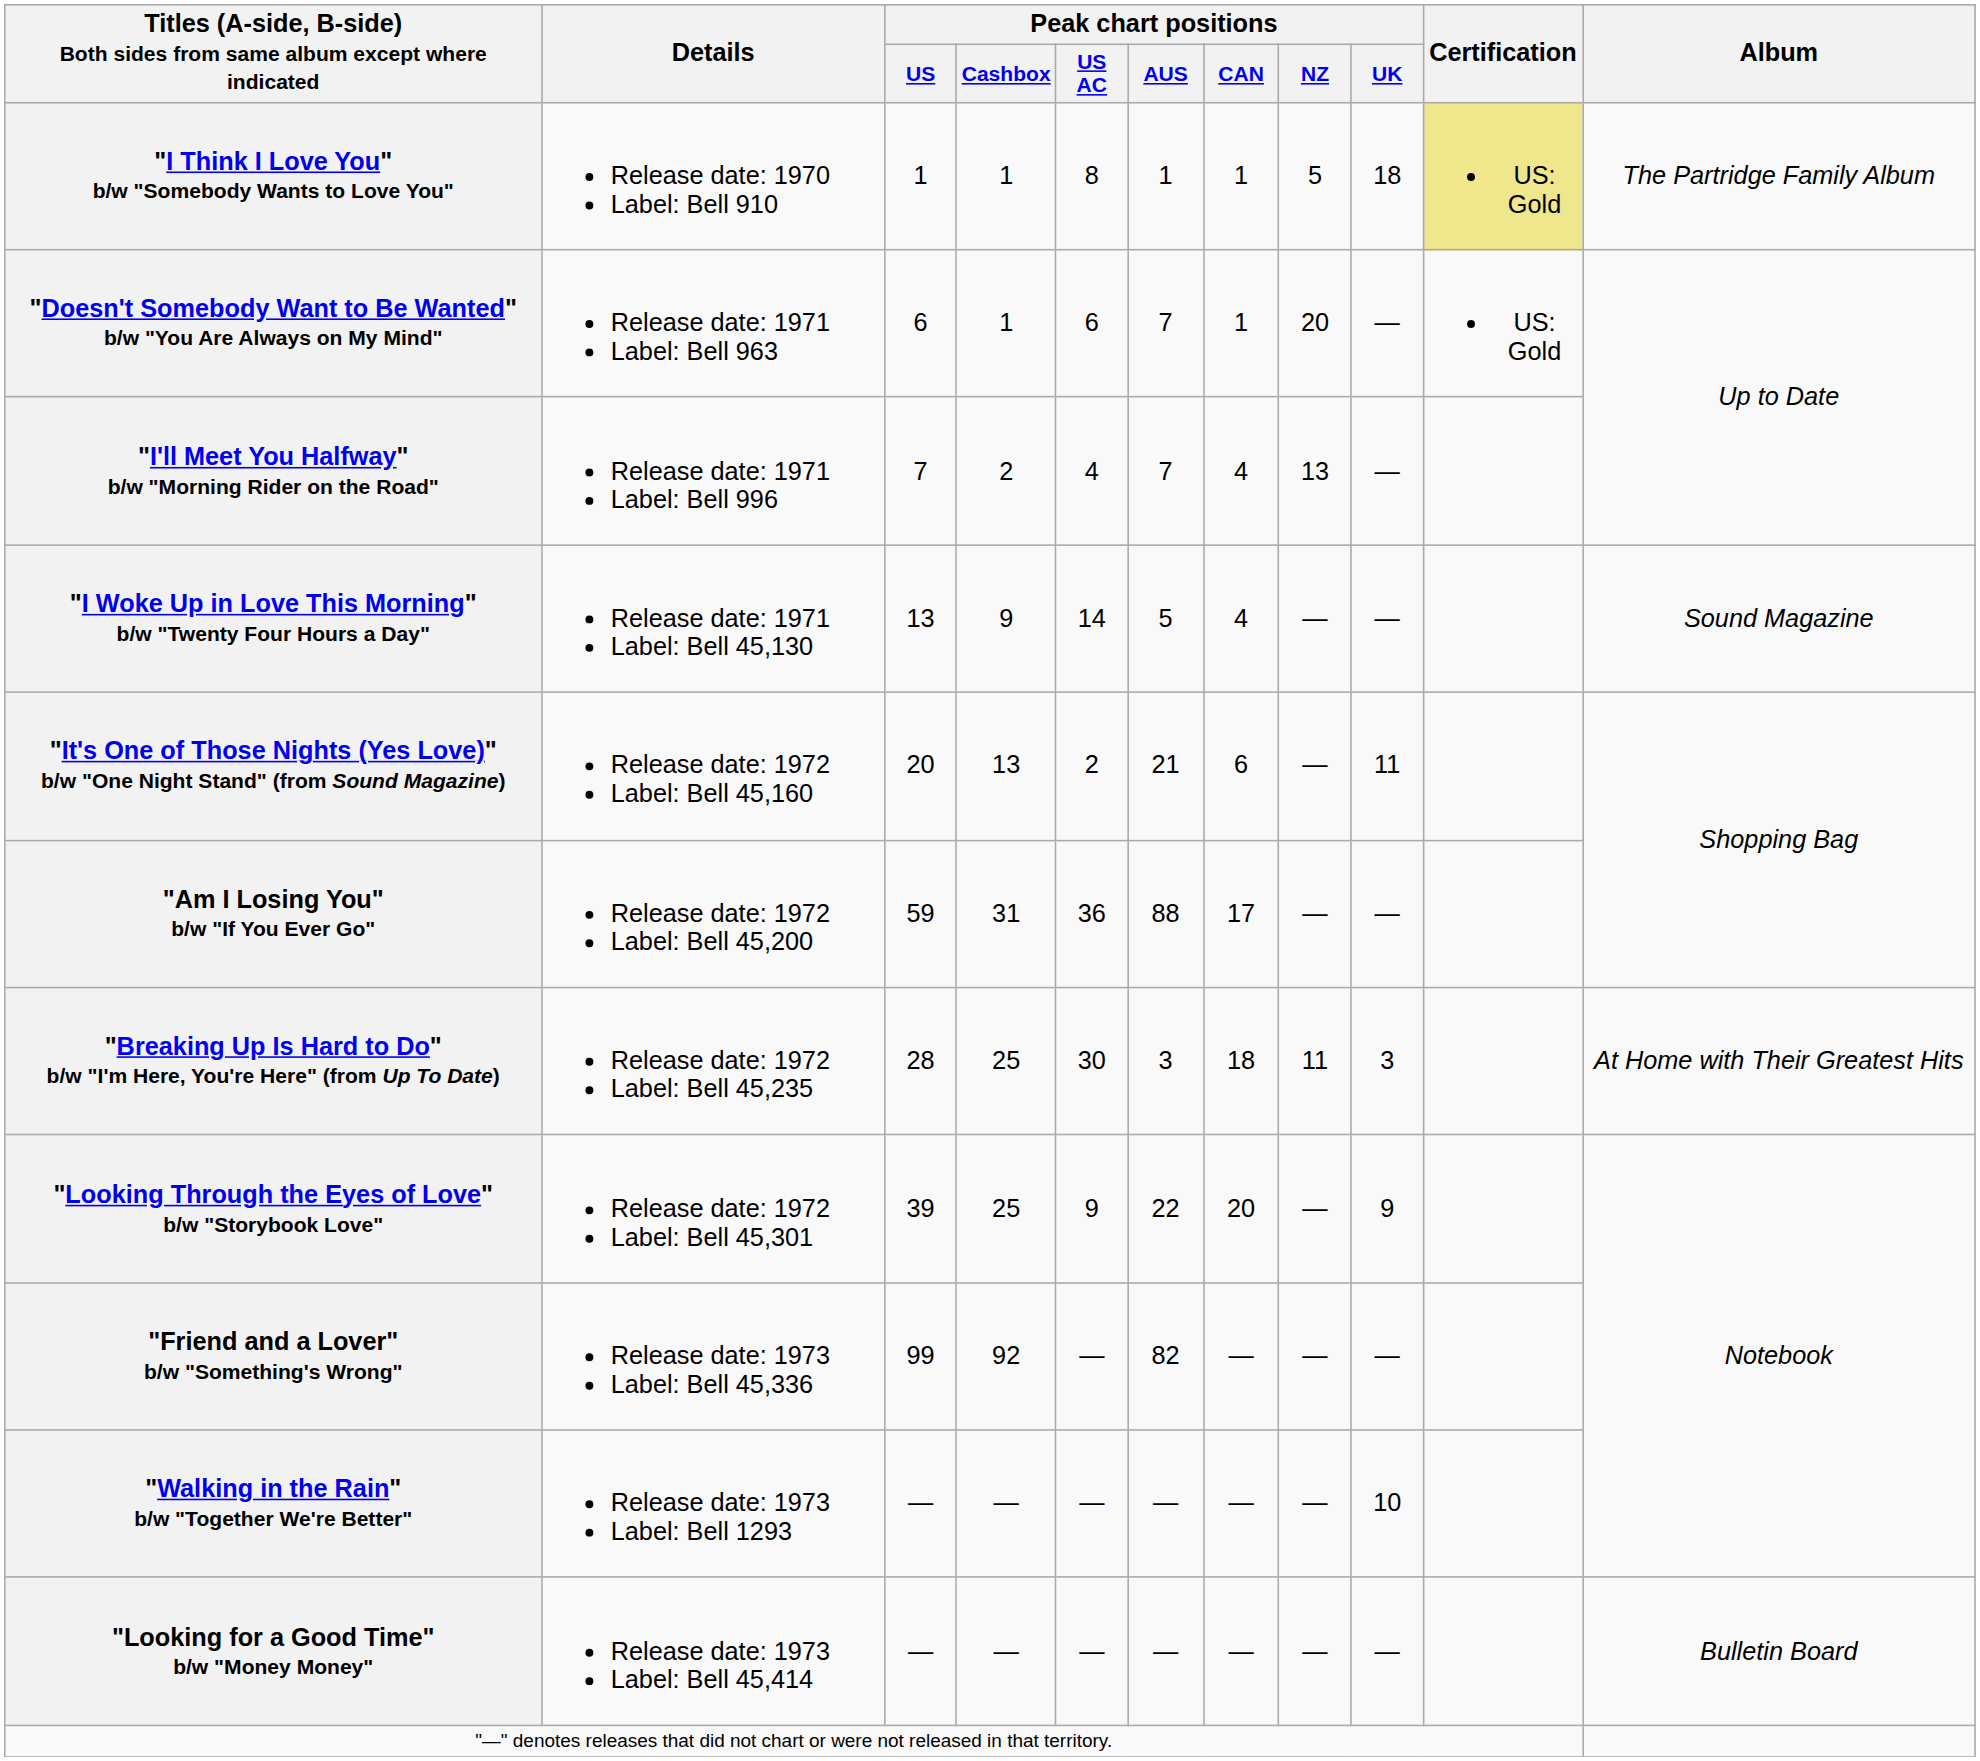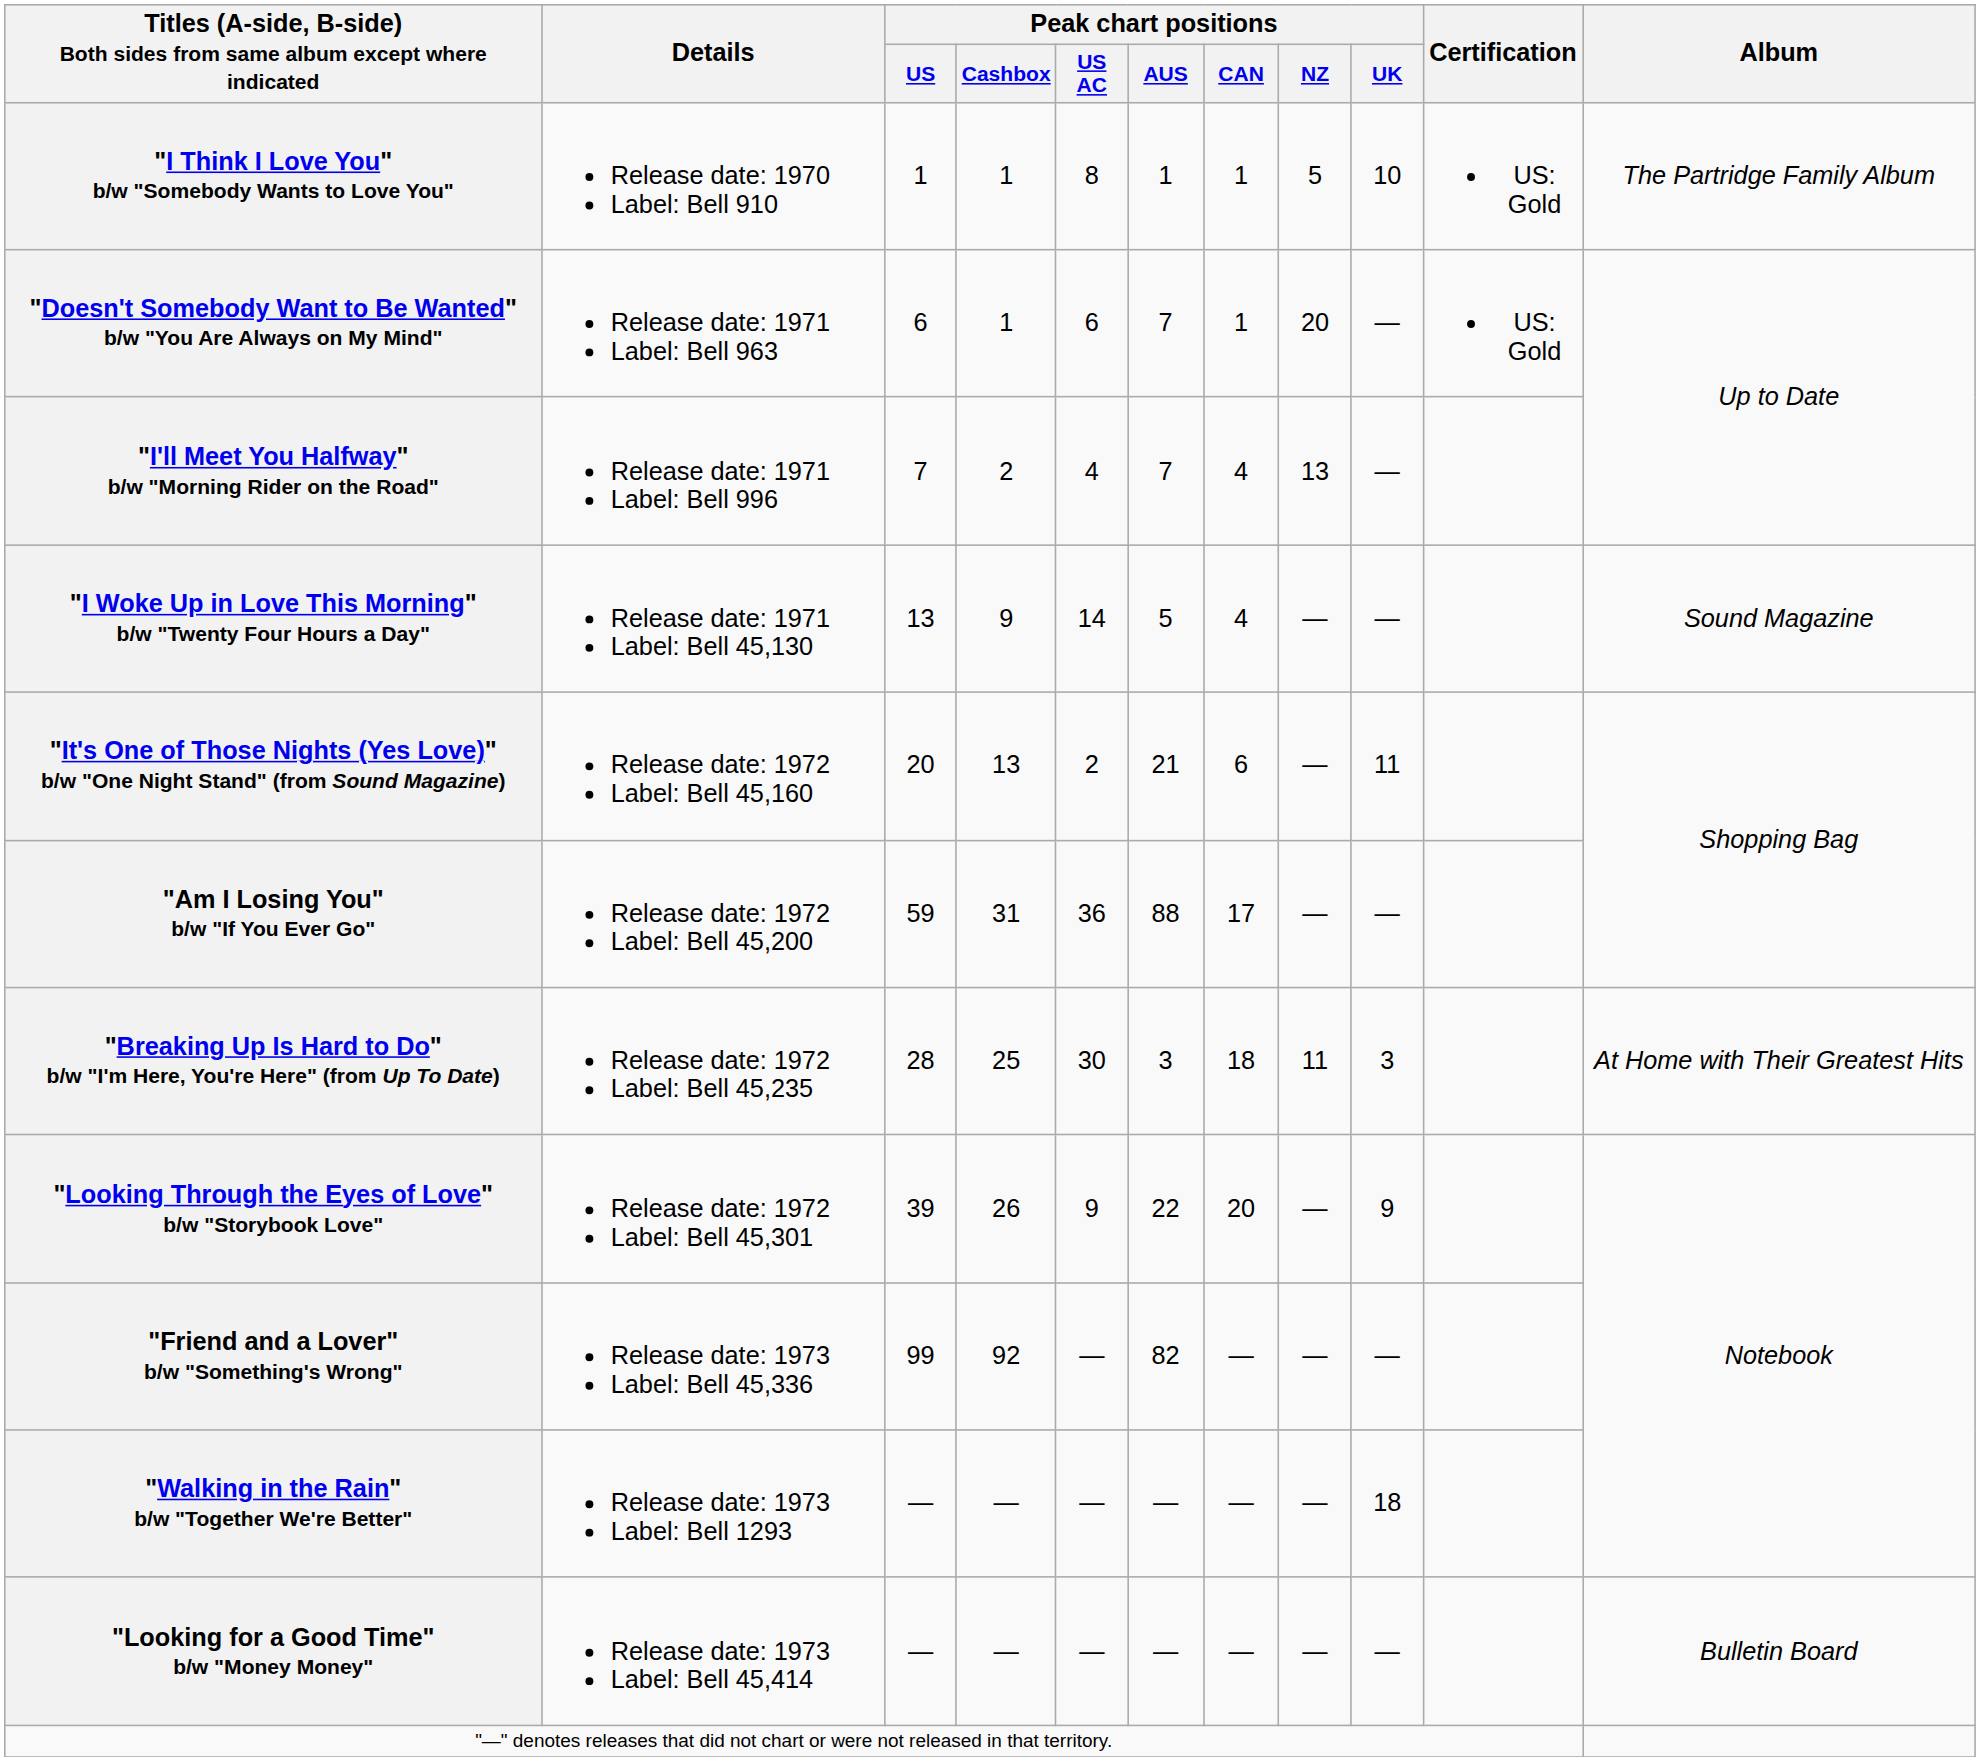(1387, 175) 18 -> (1387, 175) 10
(1503, 190) khaki background -> (1503, 190) no background
(1006, 1208) 25 -> (1006, 1208) 26
(1387, 1503) 10 -> (1387, 1503) 18
